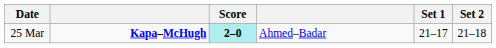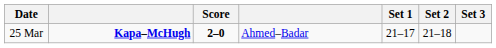+ column: (473, 14)
(233, 33) paleturquoise background -> (216, 33) no background
